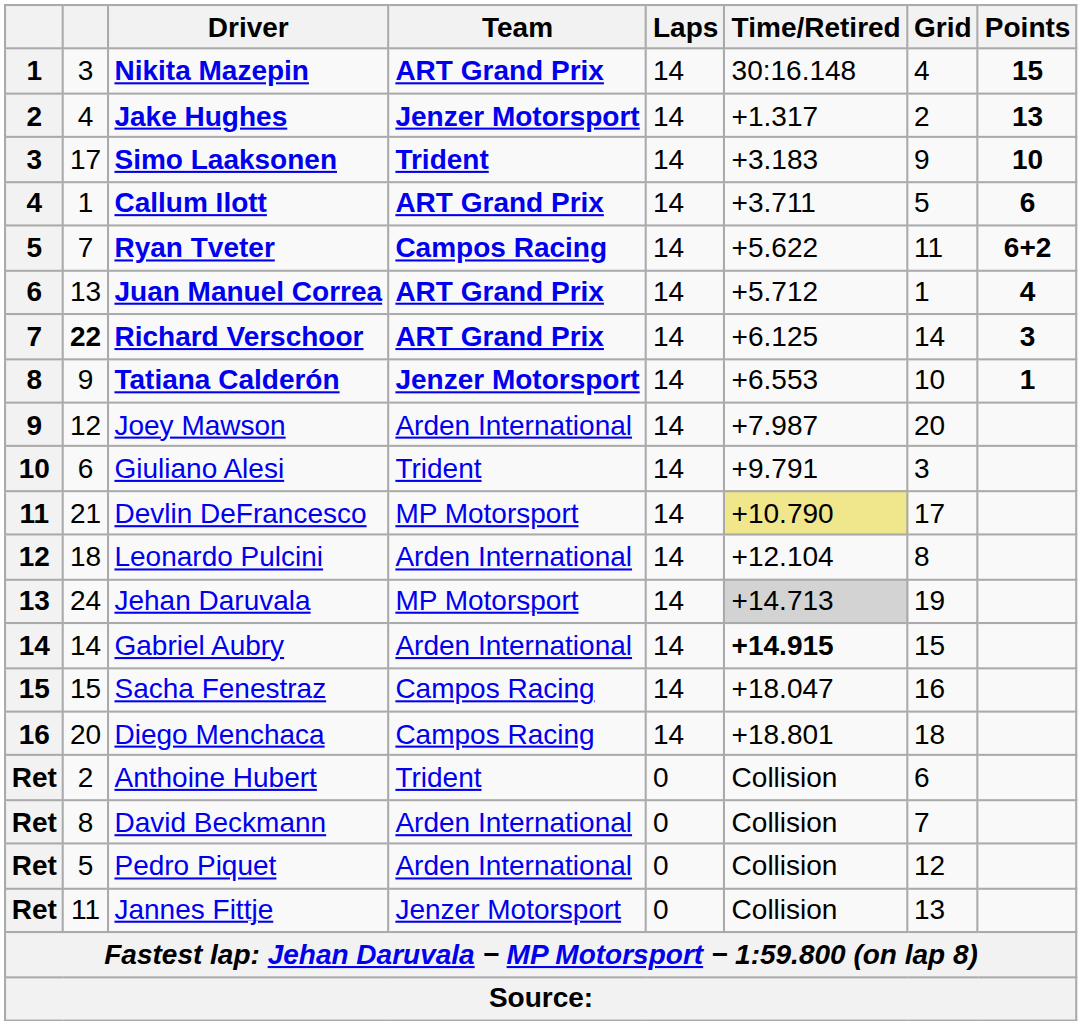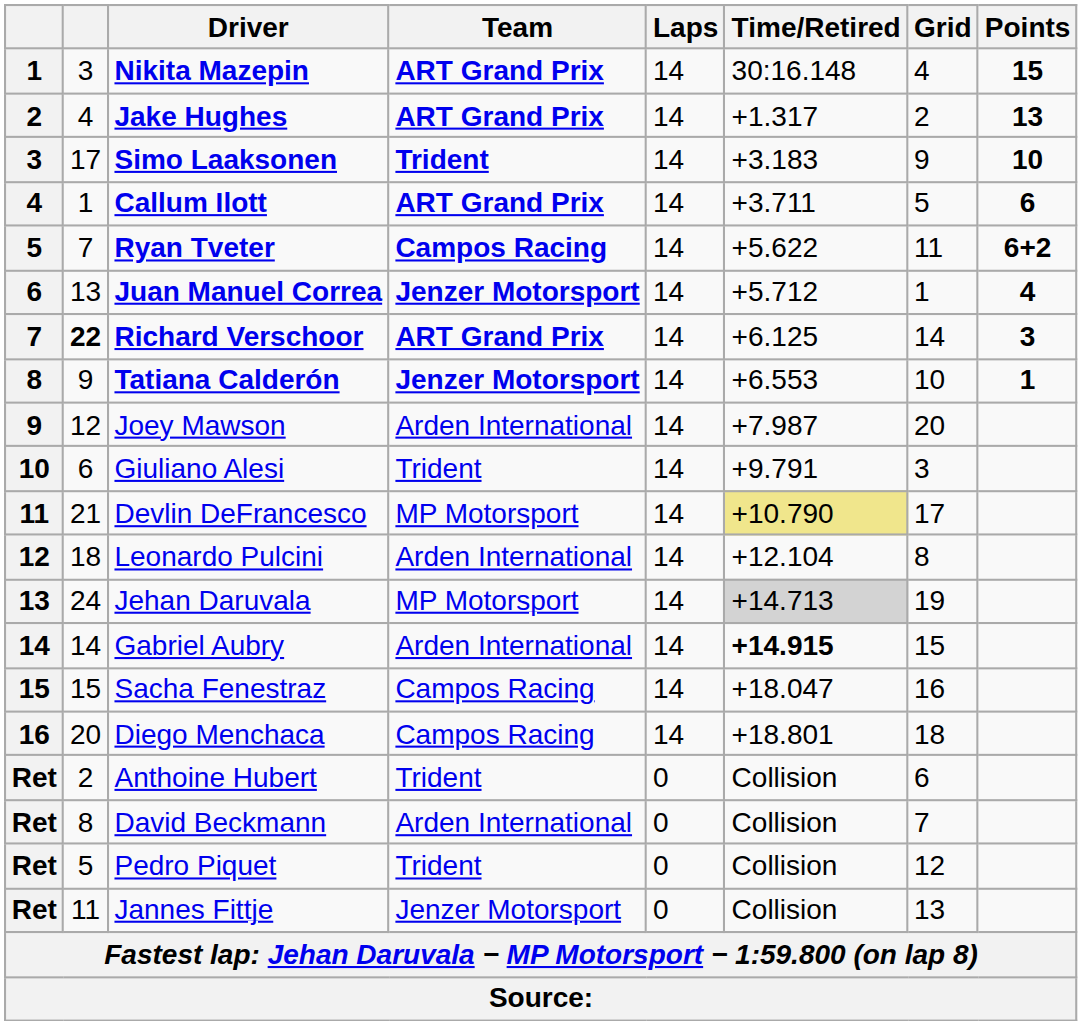(518, 115) Jenzer Motorsport -> (500, 115) ART Grand Prix
(500, 292) ART Grand Prix -> (518, 292) Jenzer Motorsport
(514, 866) Arden International -> (438, 866) Trident
